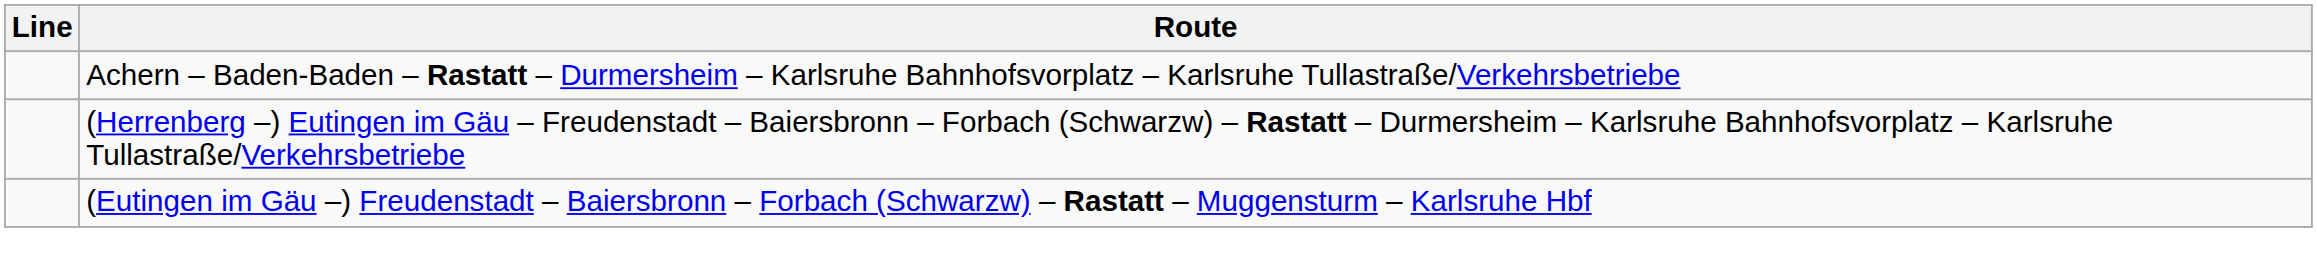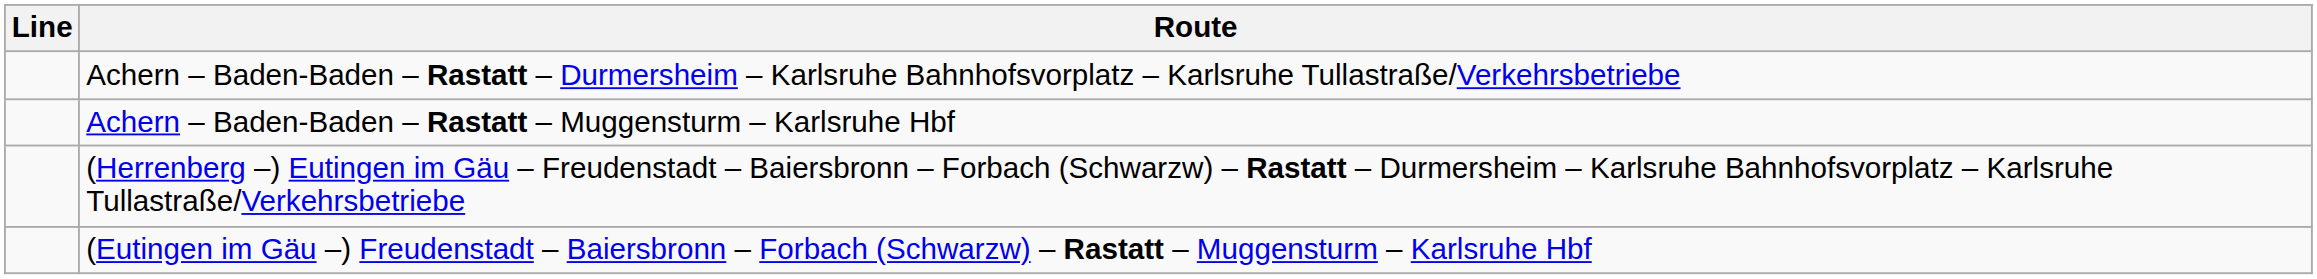+ row: (521, 121)
